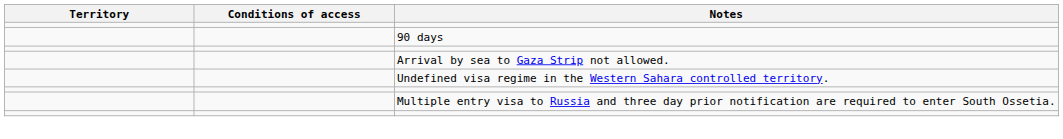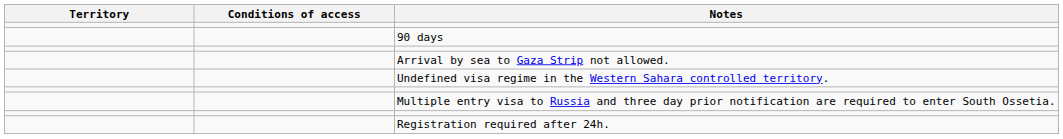+ row: (99, 125)
